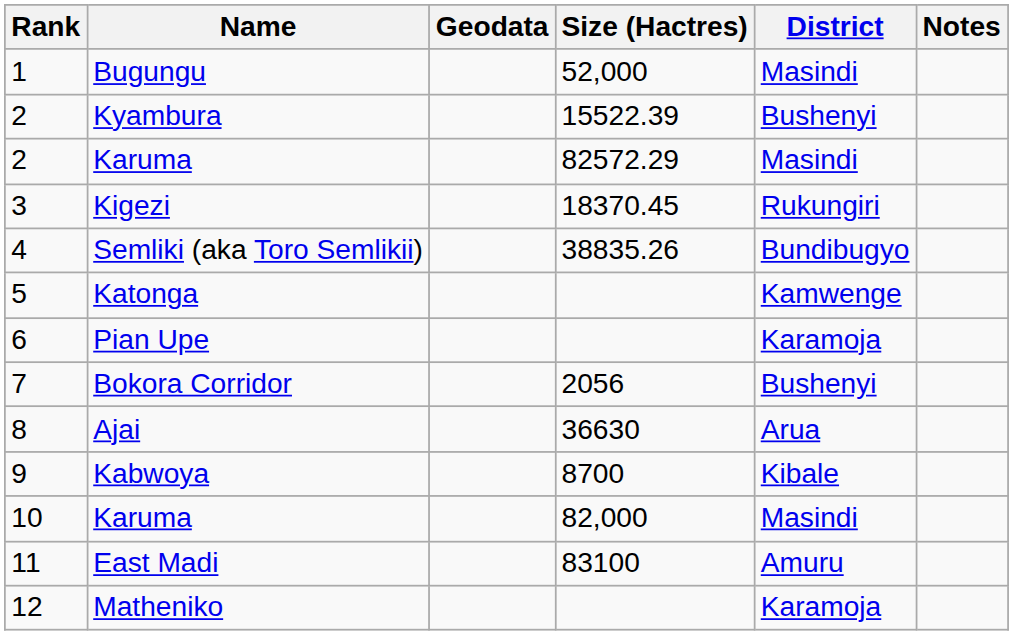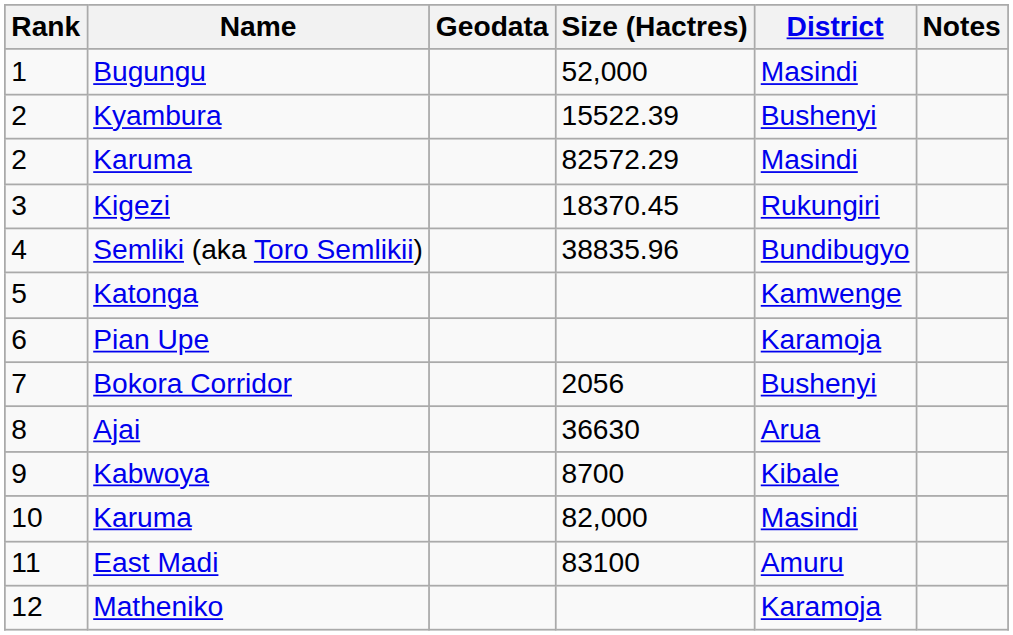(620, 250) 38835.26 -> (620, 250) 38835.96
